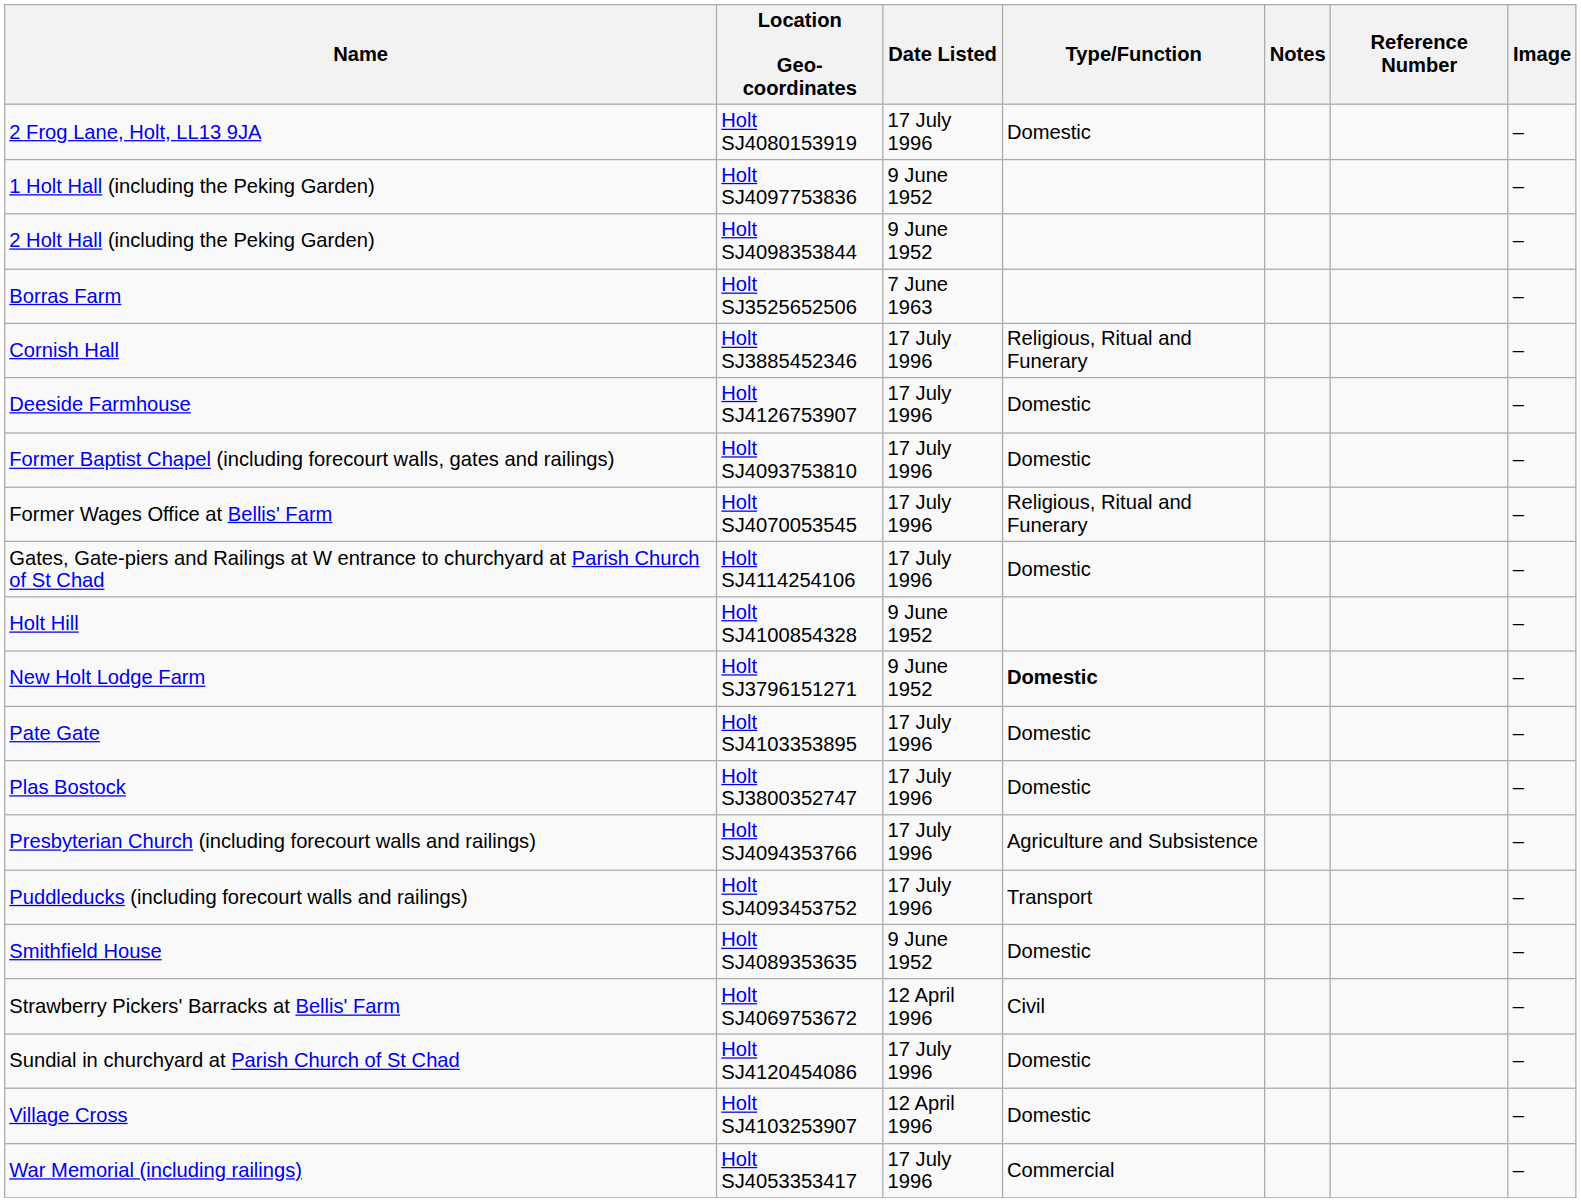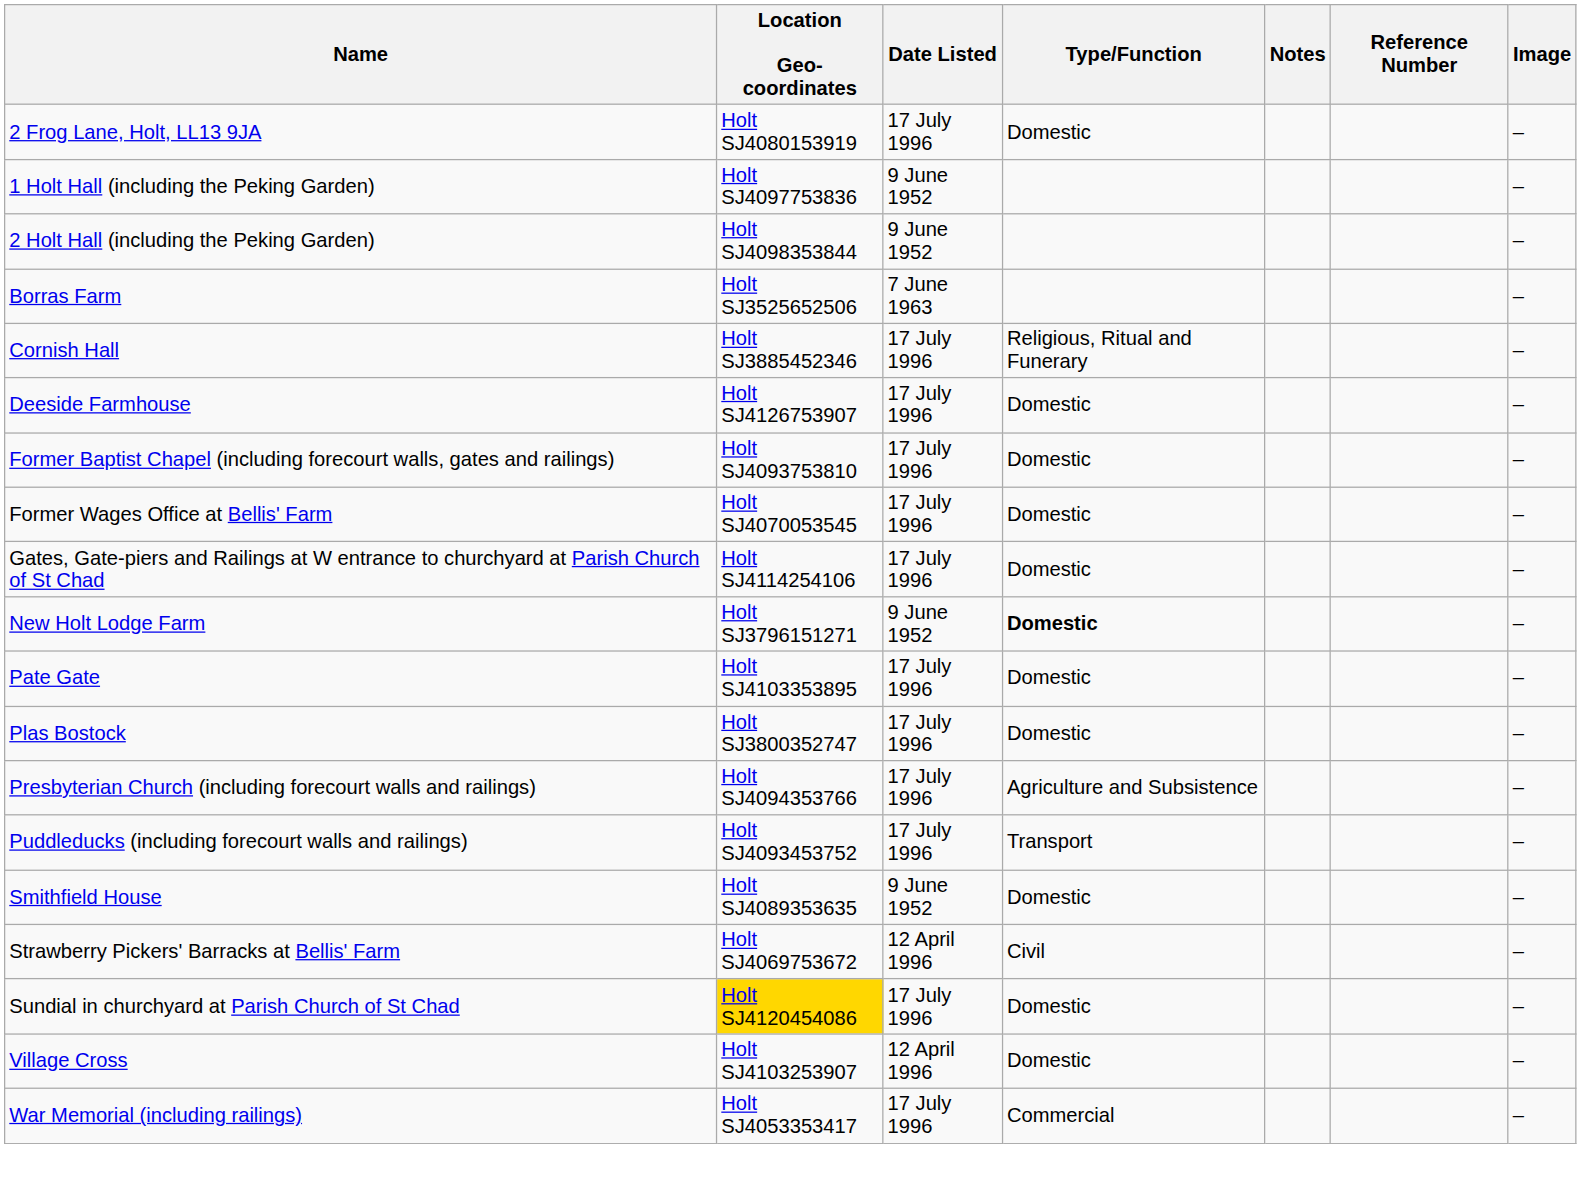(1099, 514) Religious, Ritual and Funerary -> (1049, 514) Domestic
- row: (44, 623)
(789, 1060) no background -> (789, 1006) gold background
